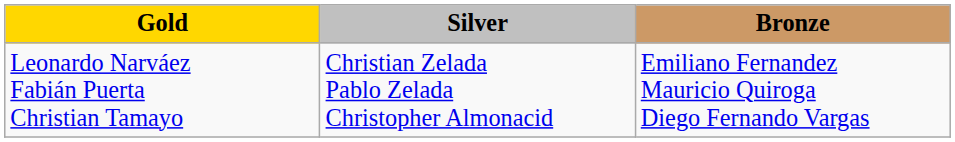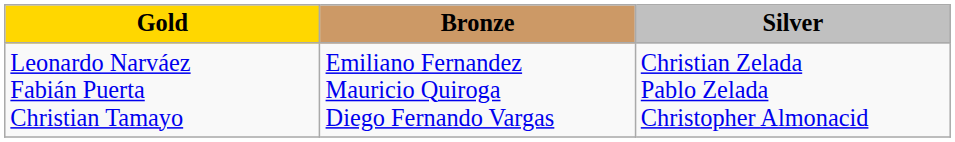columns swapped: (478, 23) <-> (793, 23)
